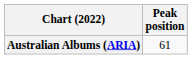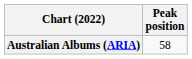(165, 44) 61 -> (165, 44) 58
